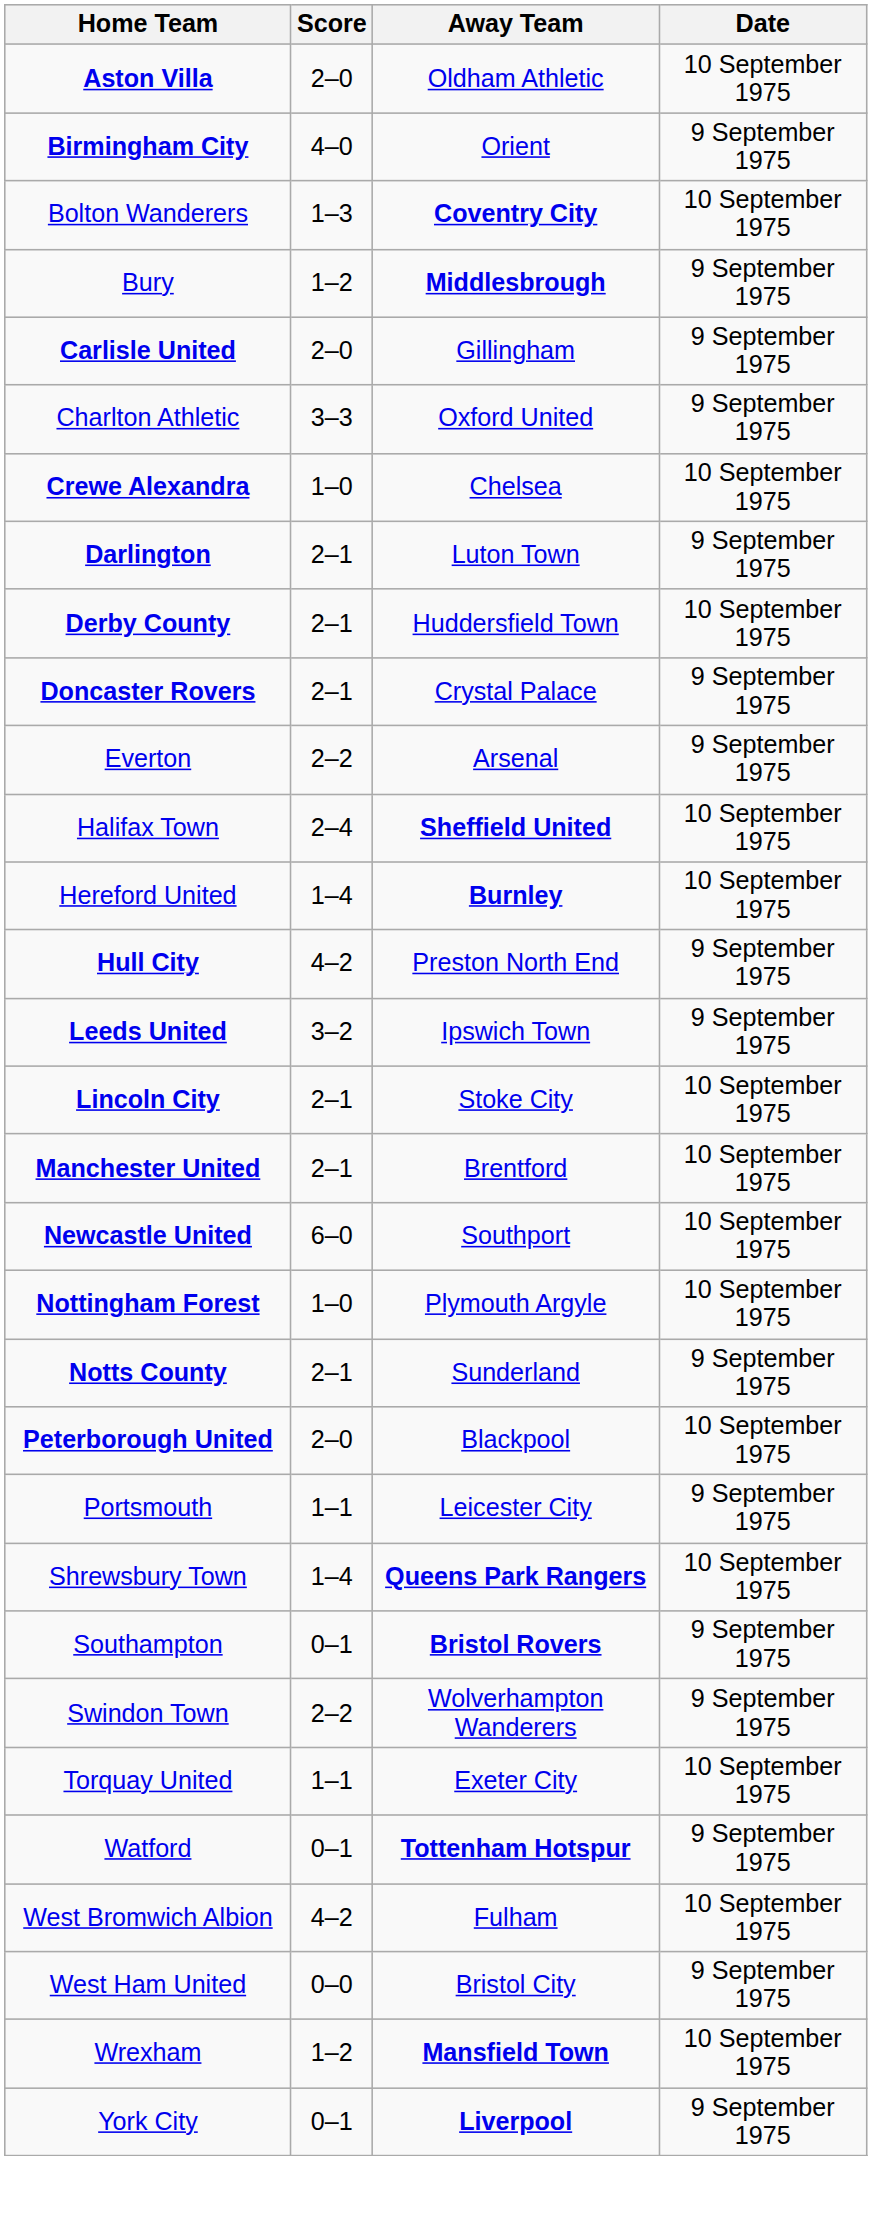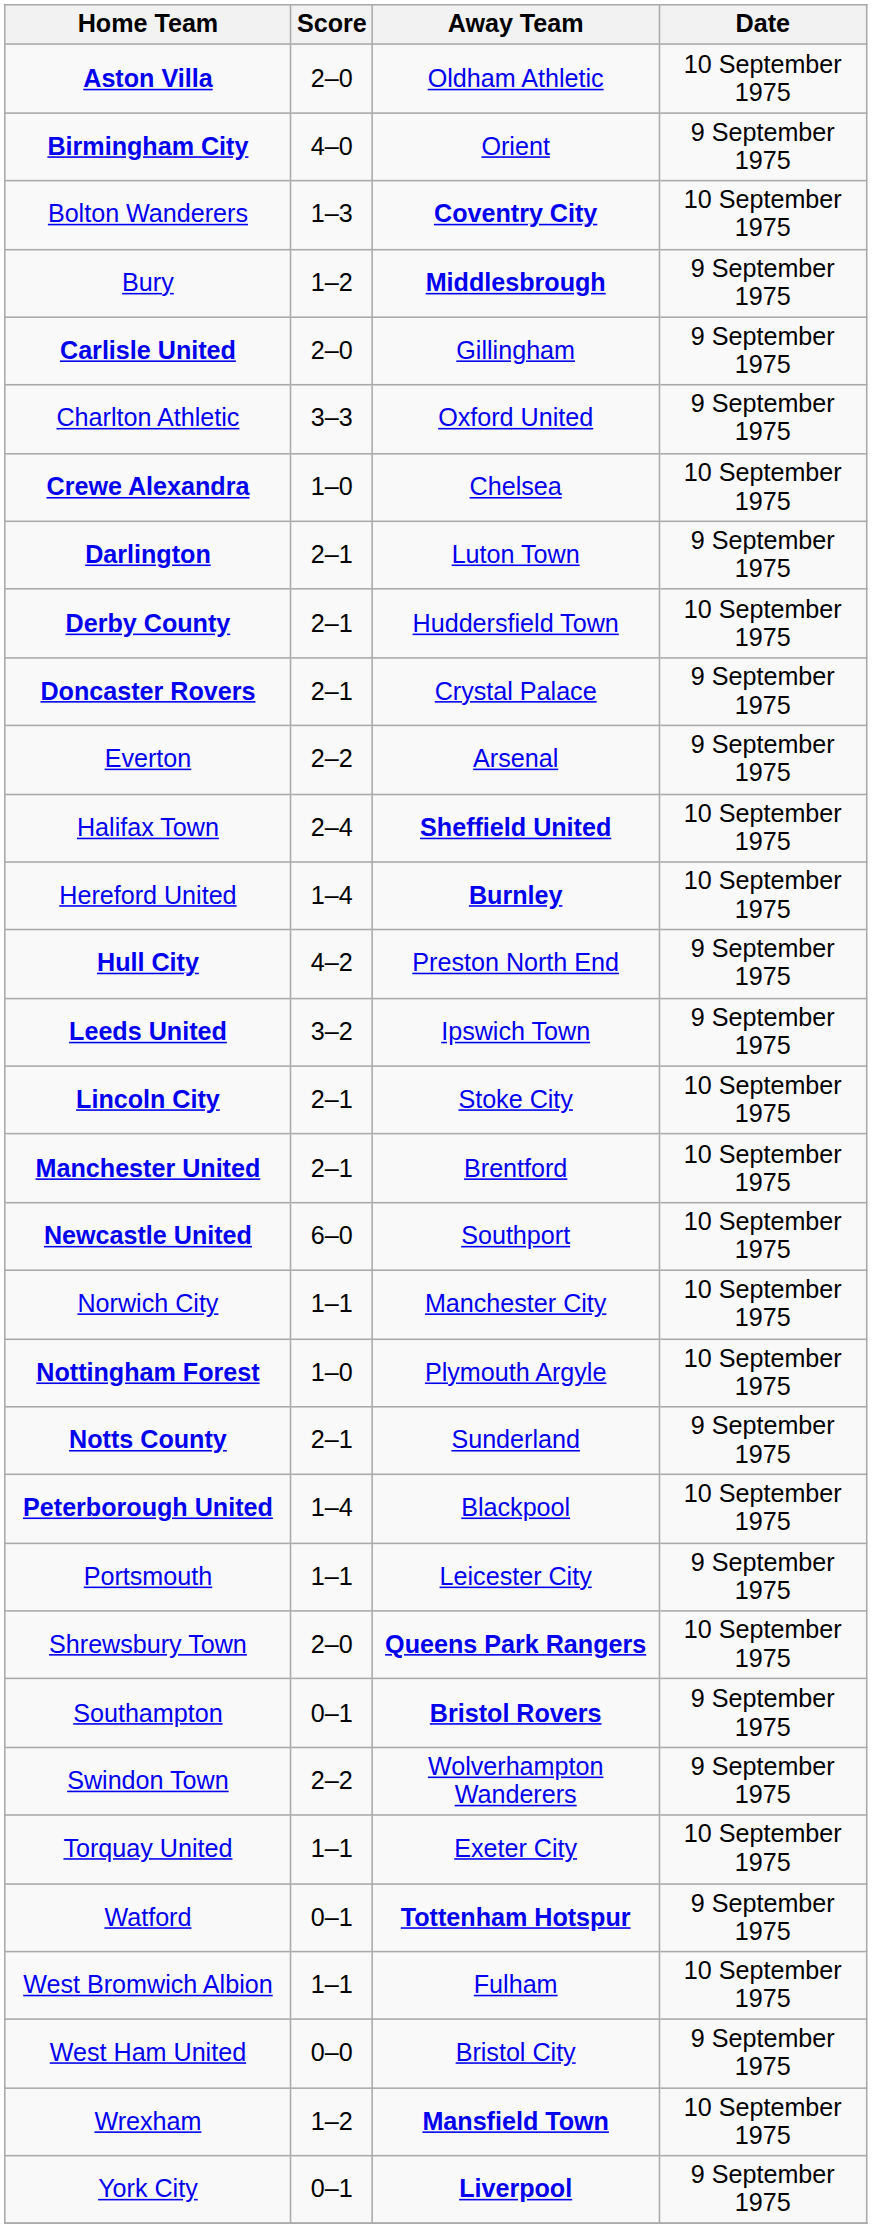+ row: (148, 1304)
(332, 1440) 2–0 -> (332, 1508) 1–4
(332, 1576) 1–4 -> (332, 1644) 2–0
(332, 1917) 4–2 -> (332, 1985) 1–1
